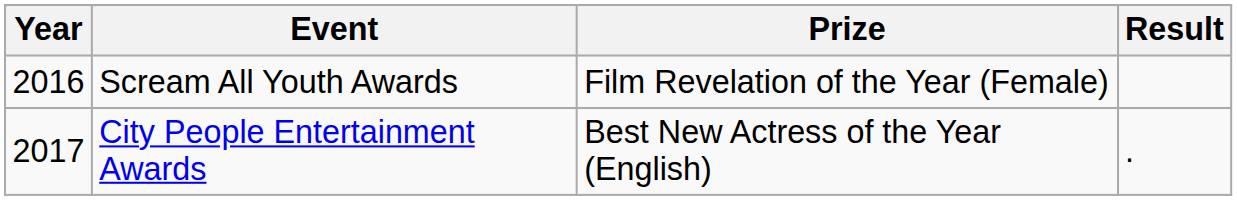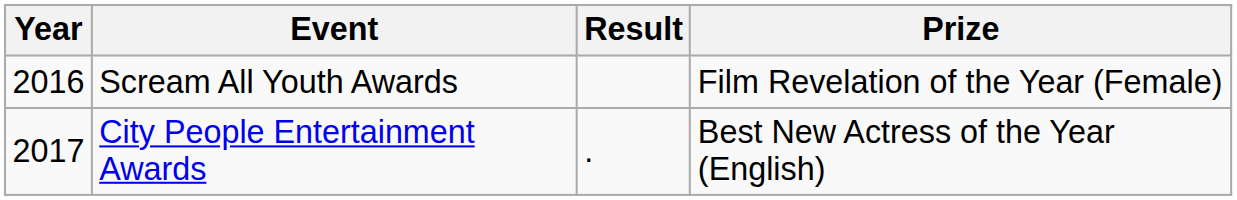columns swapped: (847, 30) <-> (1174, 30)
